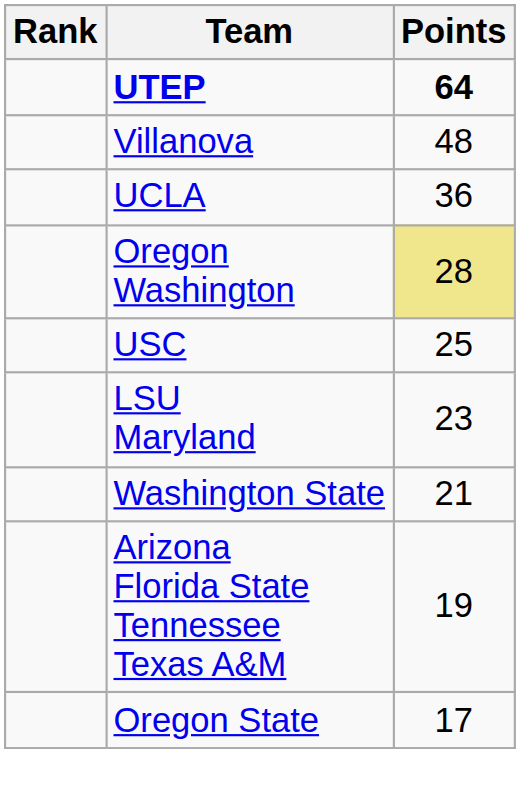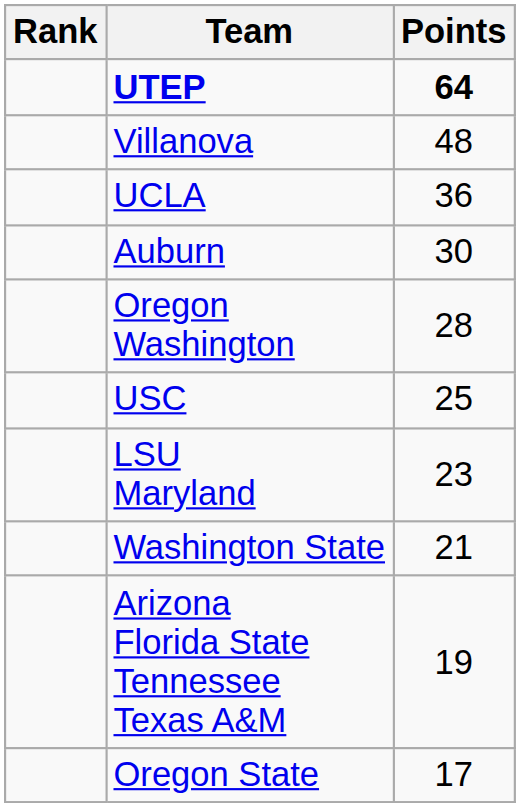+ row: (169, 251)
(454, 270) khaki background -> (454, 325) no background
